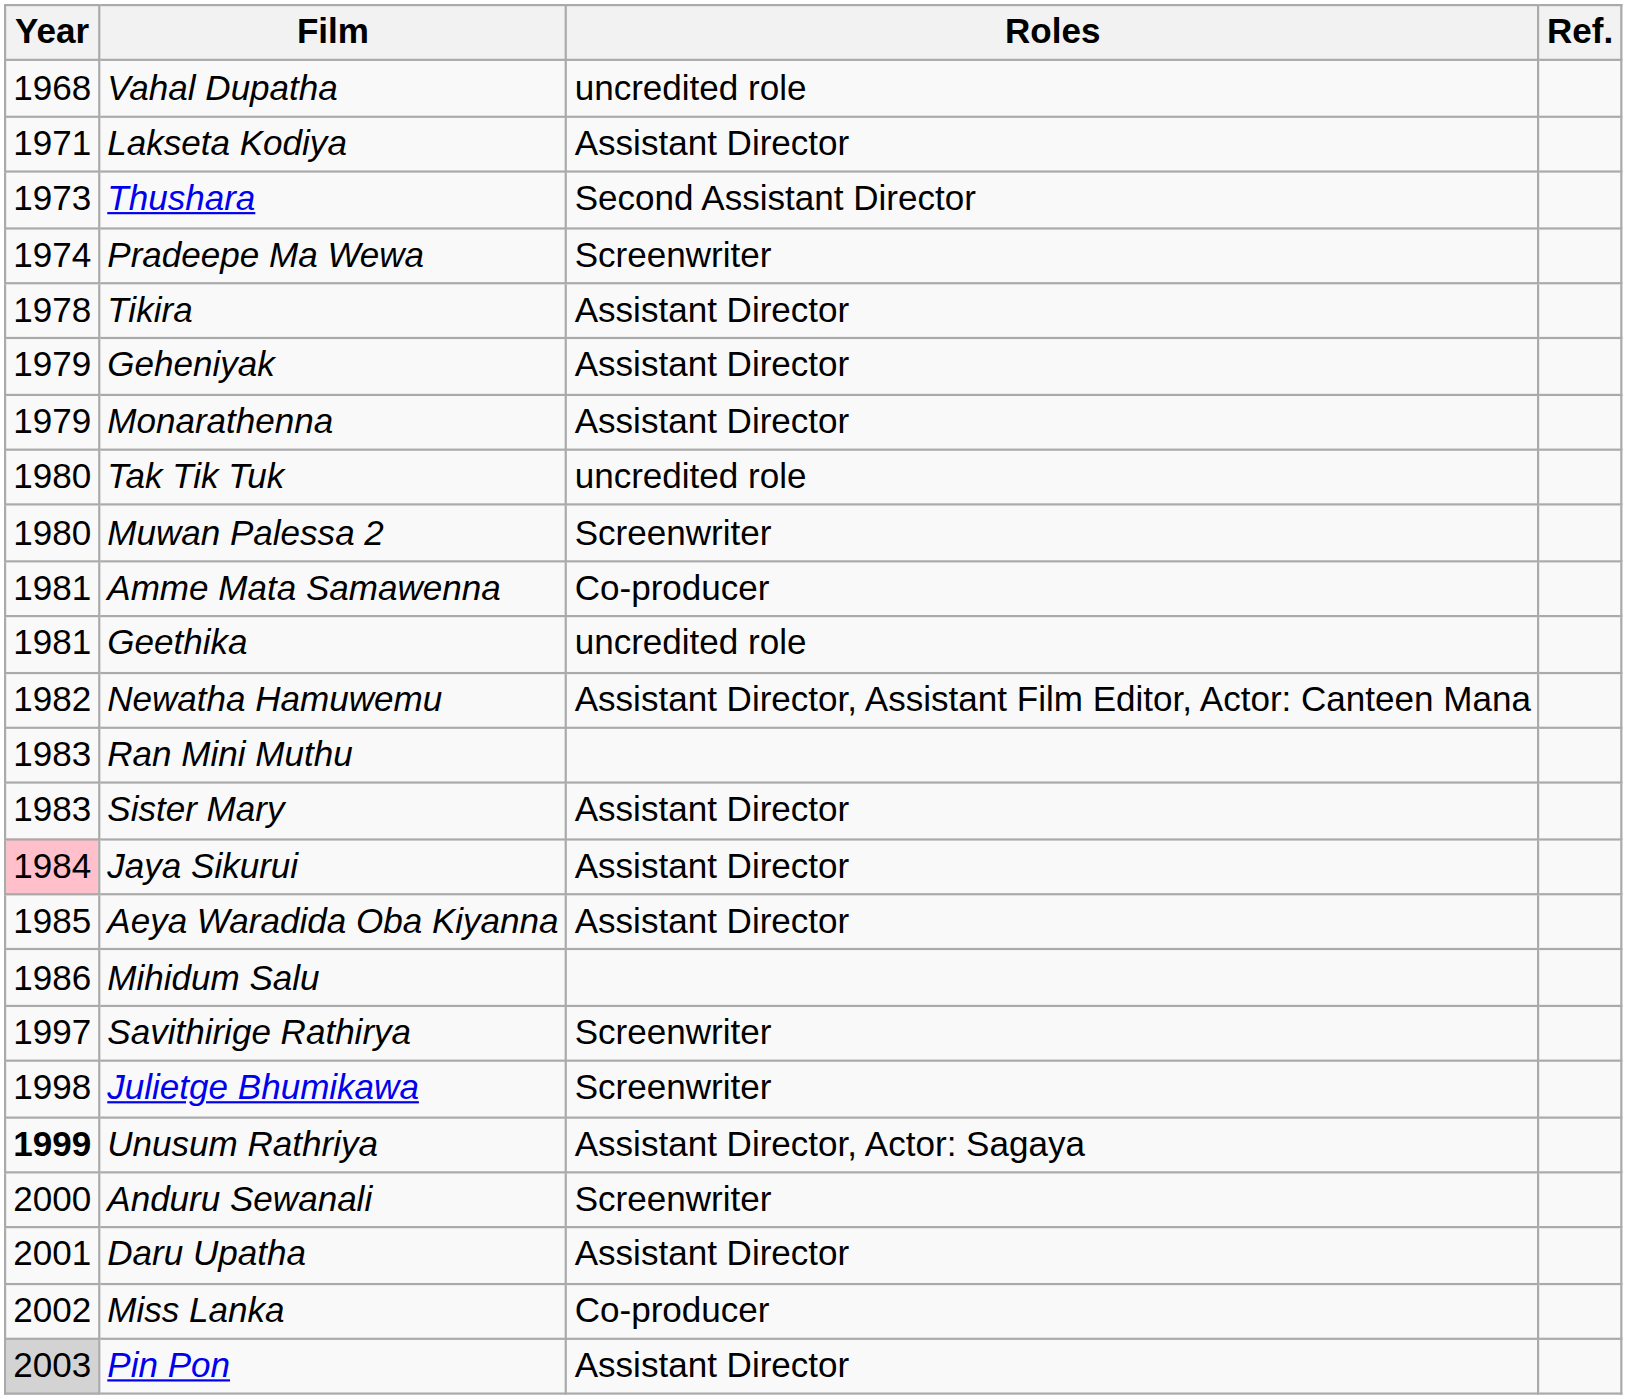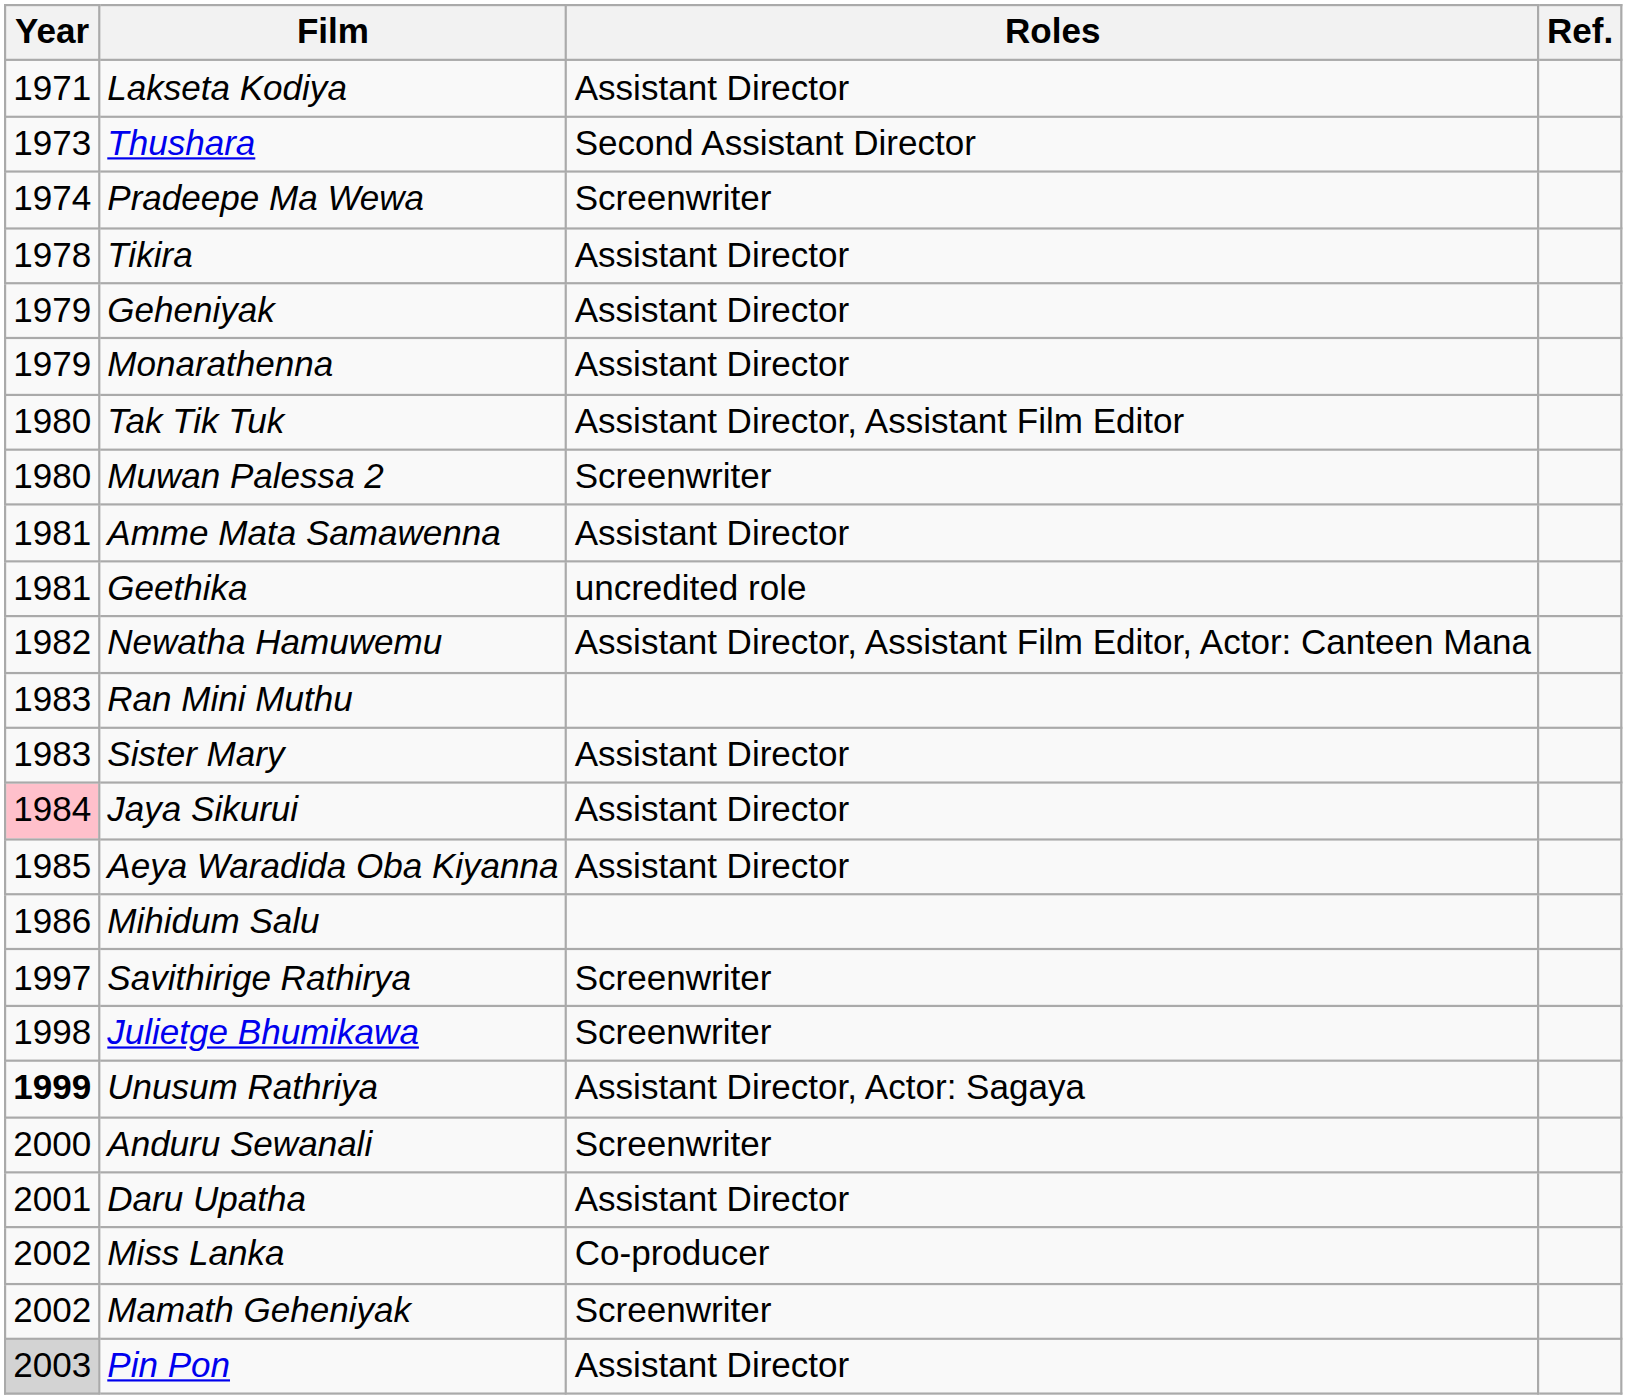- row: (223, 87)
(691, 476) uncredited role -> (879, 421) Assistant Director, Assistant Film Editor
(672, 587) Co-producer -> (712, 532) Assistant Director
+ row: (259, 1310)
